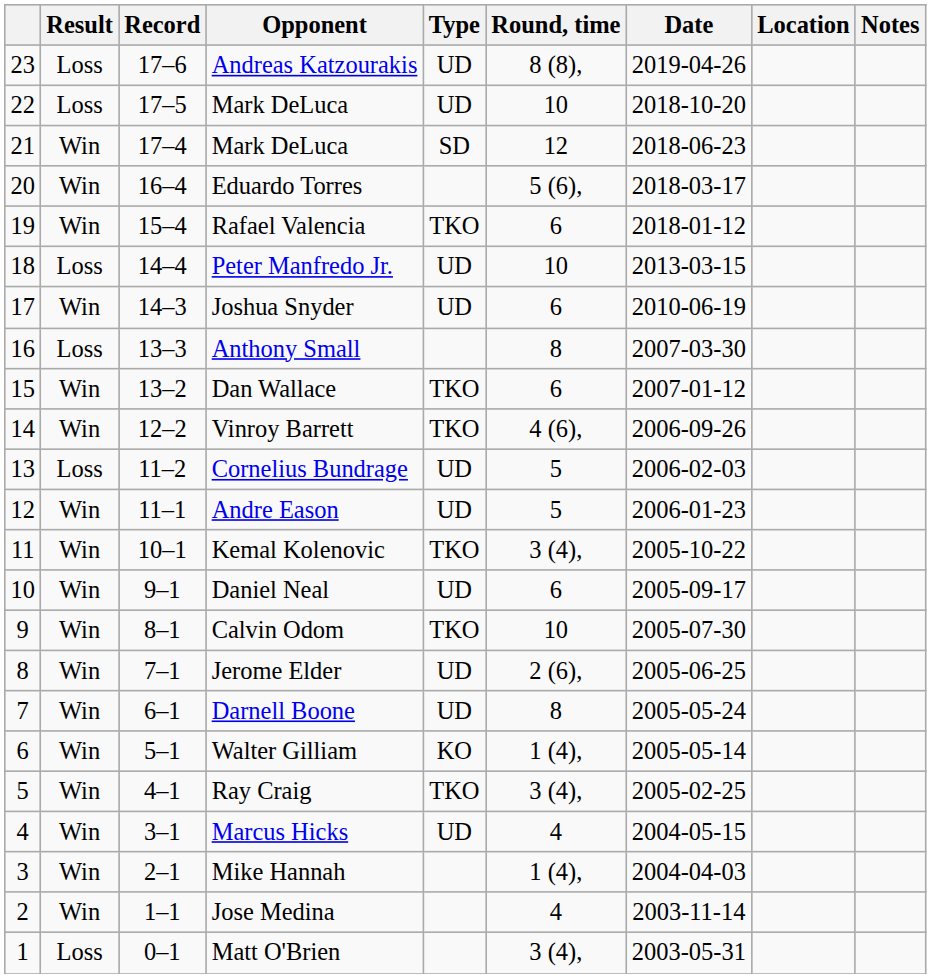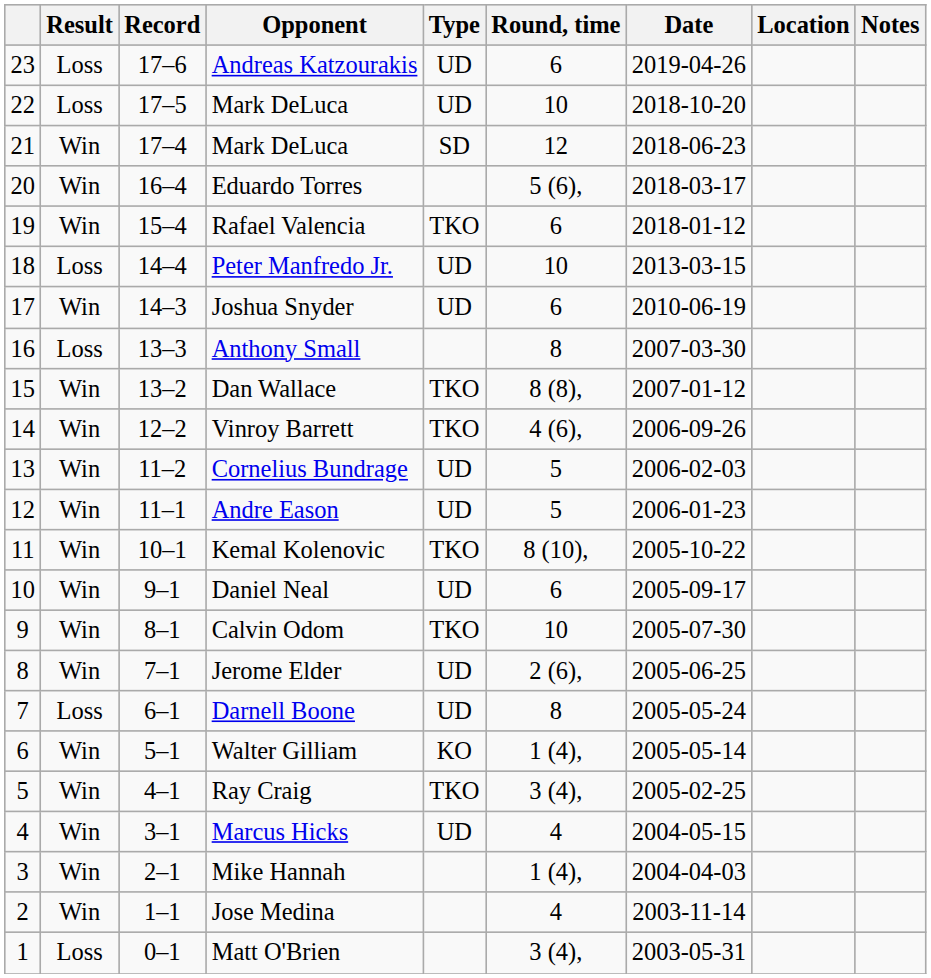(556, 65) 8 (8), -> (556, 65) 6
(556, 388) 6 -> (556, 388) 8 (8),
(80, 468) Loss -> (80, 468) Win
(556, 549) 3 (4), -> (556, 549) 8 (10),
(80, 710) Win -> (80, 710) Loss
